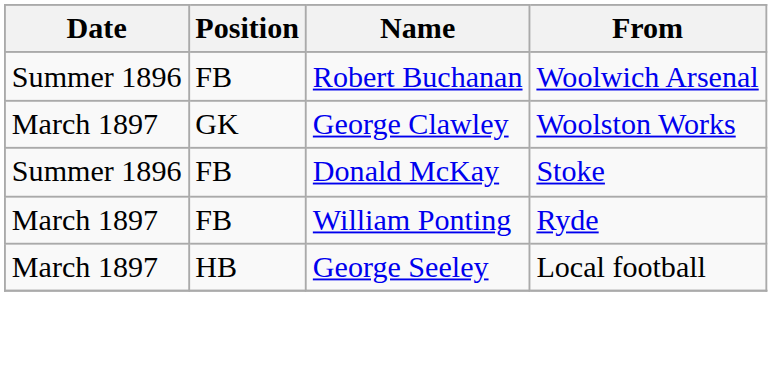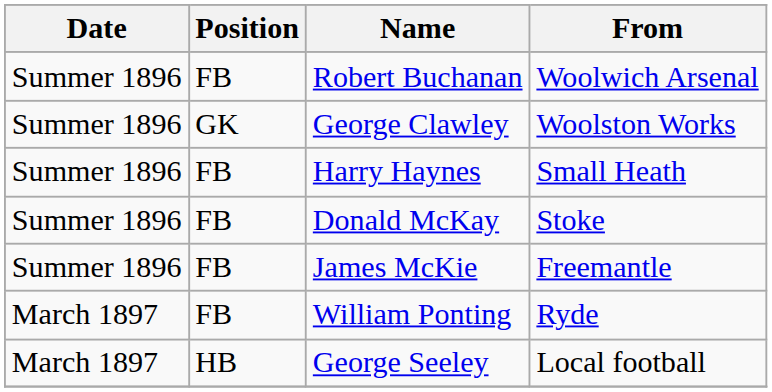(85, 123) March 1897 -> (97, 123) Summer 1896
+ row: (397, 171)
+ row: (395, 266)
